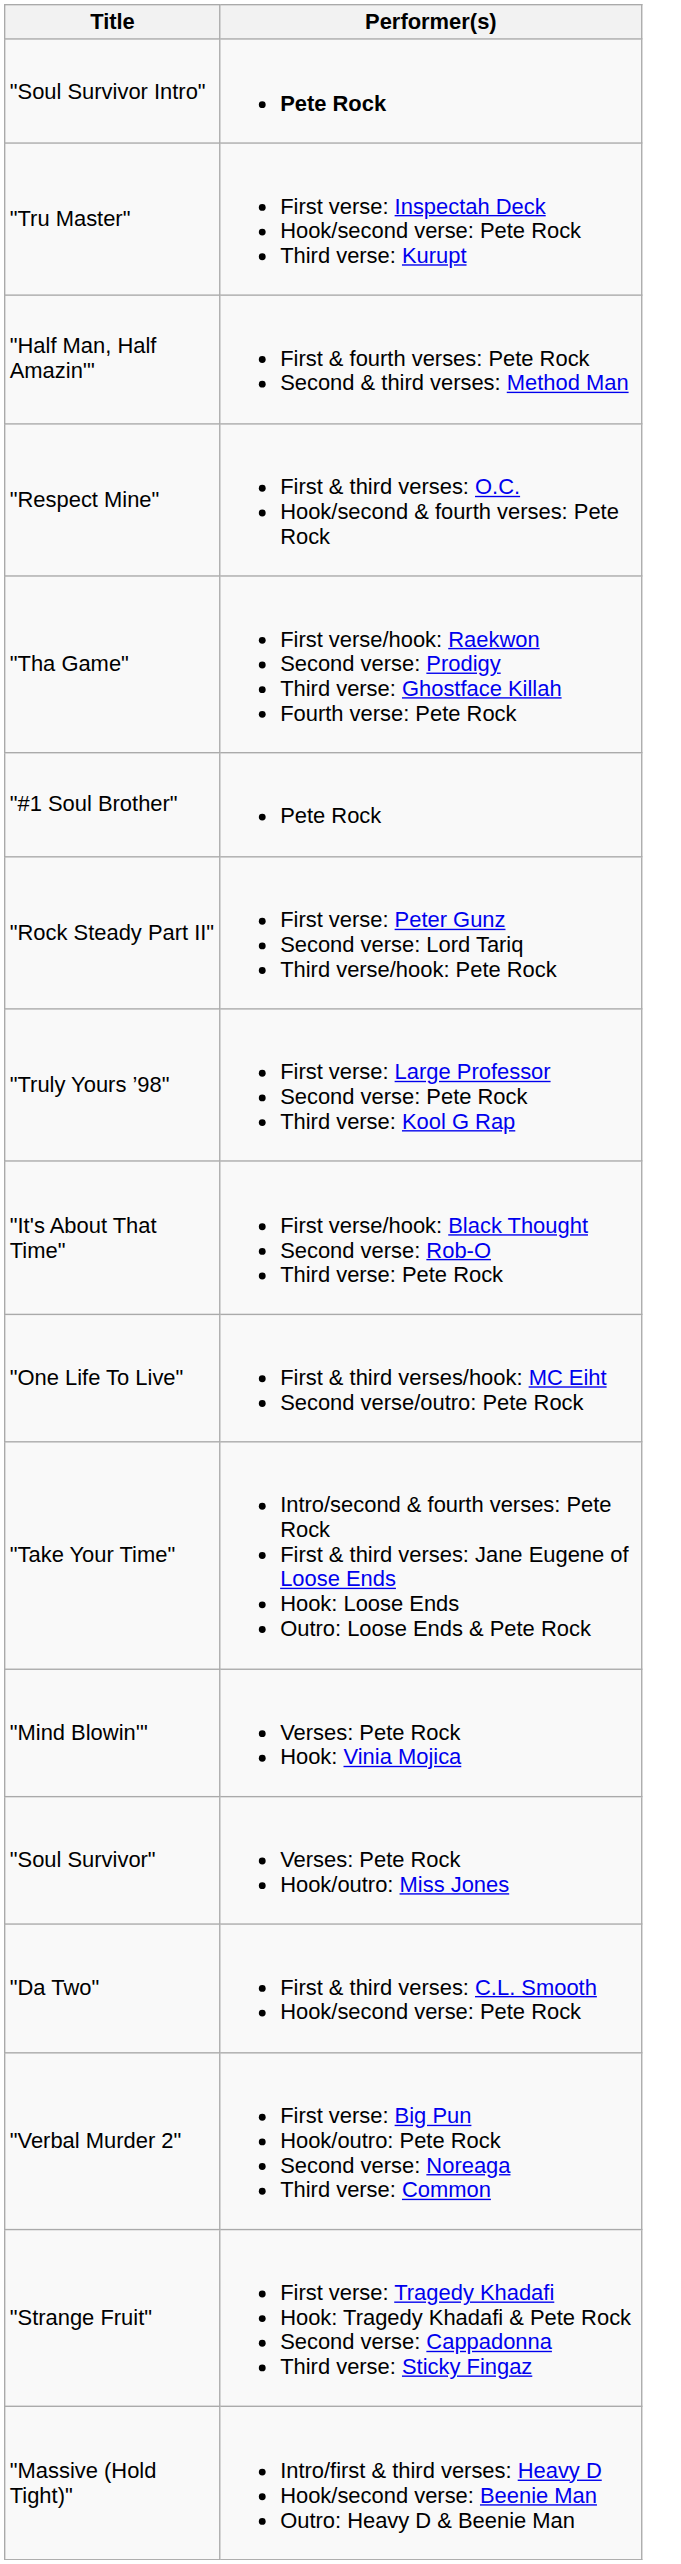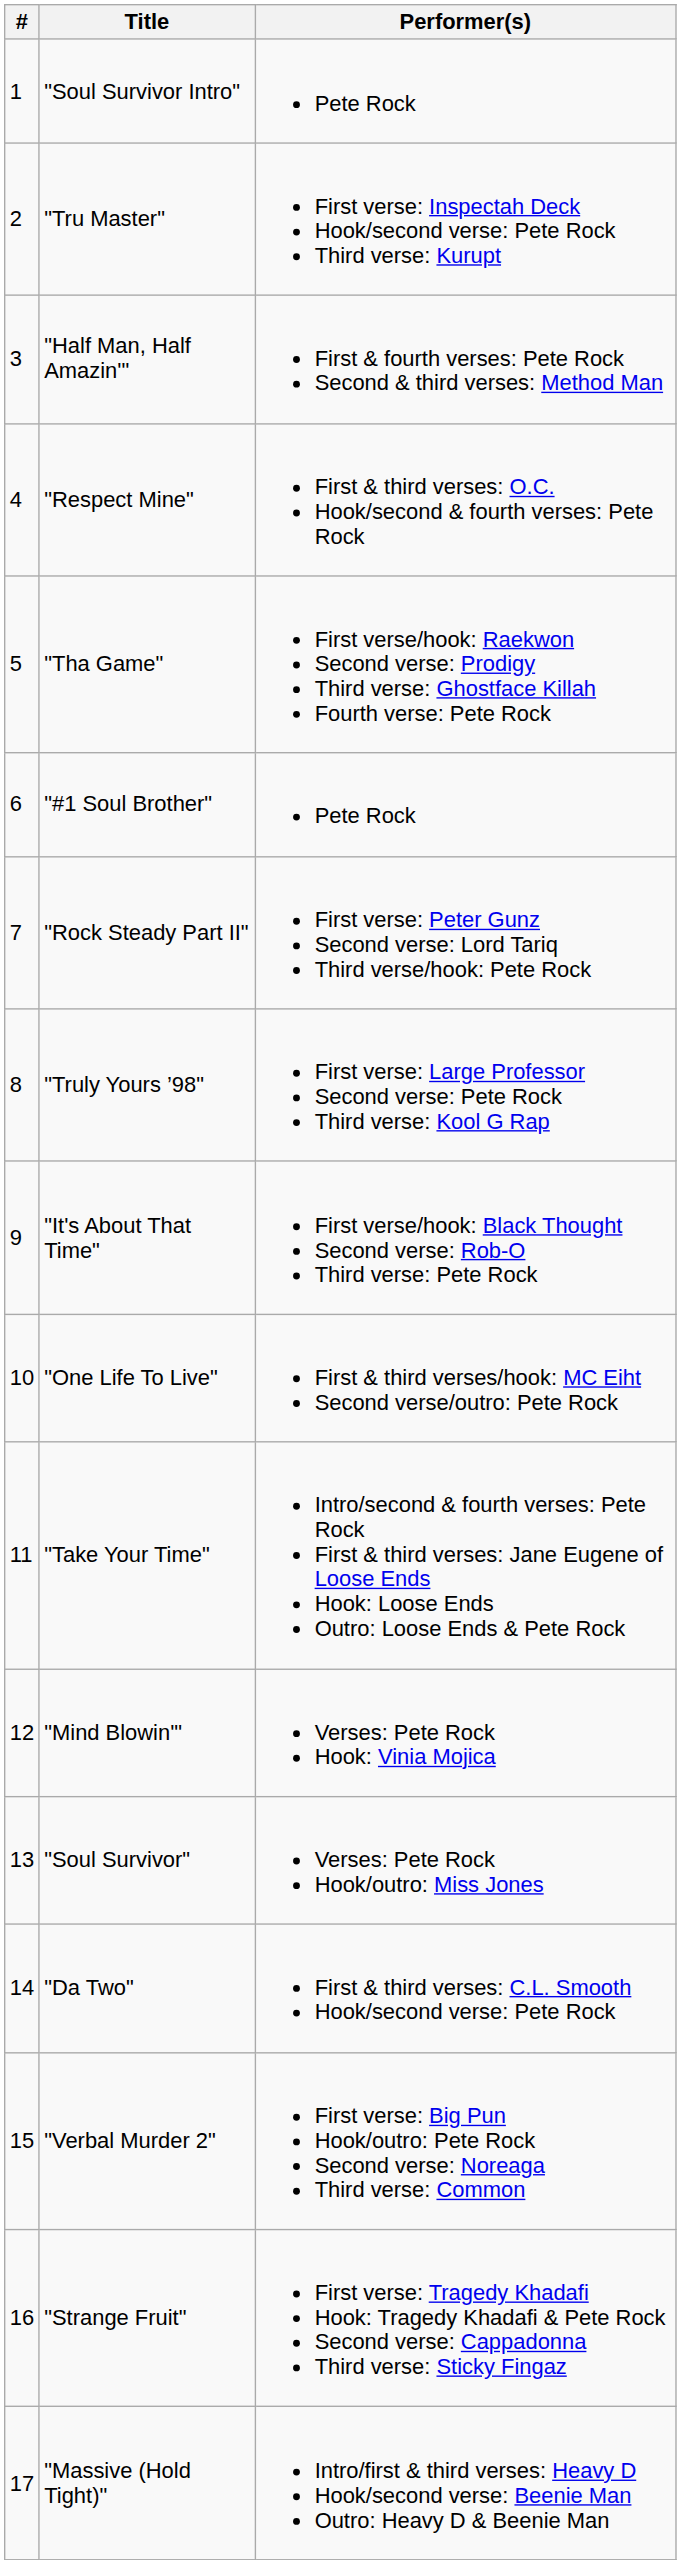+ column: (22, 21)
(431, 103) bold -> (465, 103) normal
